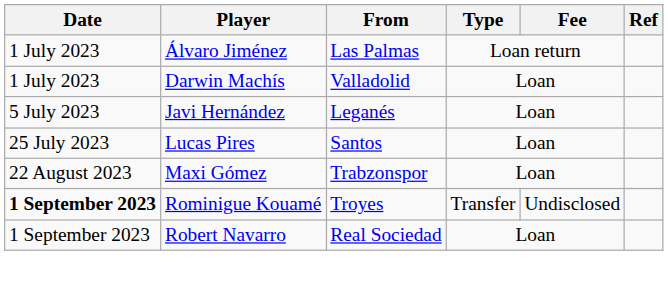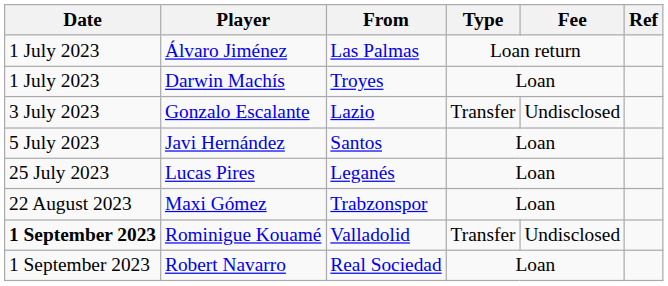(370, 81) Valladolid -> (357, 81) Troyes
+ row: (237, 111)
(363, 111) Leganés -> (356, 142) Santos
(356, 142) Santos -> (363, 173) Leganés
(357, 204) Troyes -> (370, 234) Valladolid
